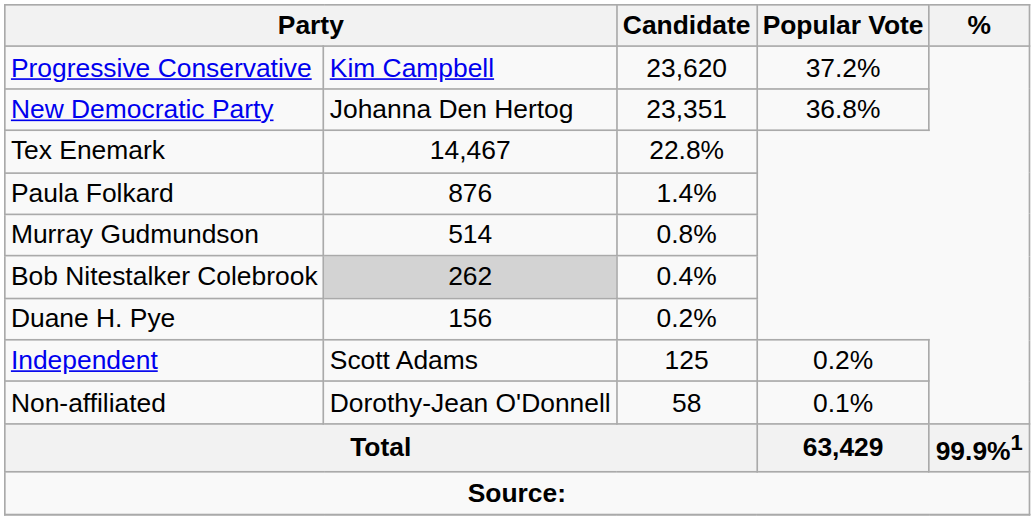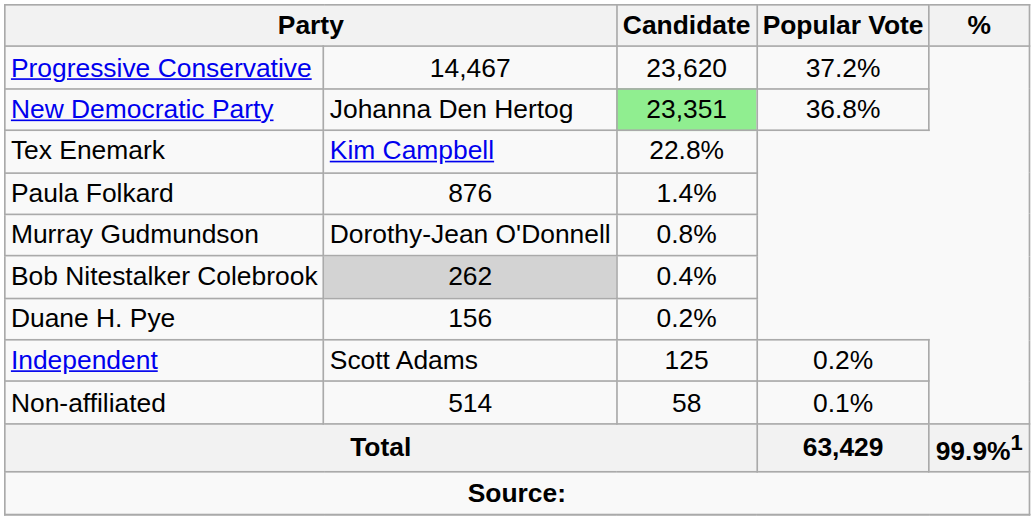(412, 67) Kim Campbell -> (470, 67) 14,467
(687, 109) no background -> (687, 109) lightgreen background
(470, 151) 14,467 -> (412, 151) Kim Campbell
(470, 234) 514 -> (470, 234) Dorothy-Jean O'Donnell
(470, 402) Dorothy-Jean O'Donnell -> (470, 402) 514
